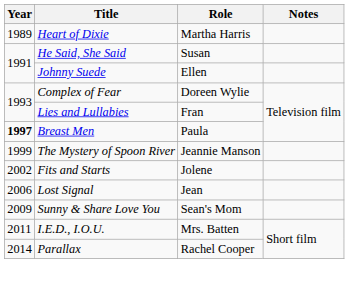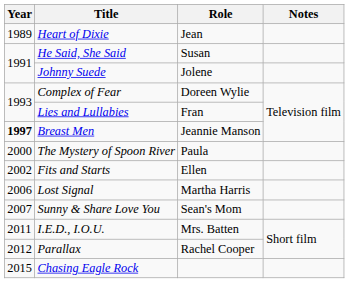(215, 33) Martha Harris -> (192, 33) Jean
(194, 72) Ellen -> (196, 72) Jolene
(194, 131) Paula -> (221, 131) Jeannie Manson
(20, 151) 1999 -> (20, 151) 2000
(221, 151) Jeannie Manson -> (194, 151) Paula
(196, 170) Jolene -> (194, 170) Ellen
(192, 190) Jean -> (215, 190) Martha Harris
(20, 209) 2009 -> (20, 209) 2007
(20, 248) 2014 -> (20, 248) 2012
+ row: (88, 268)
